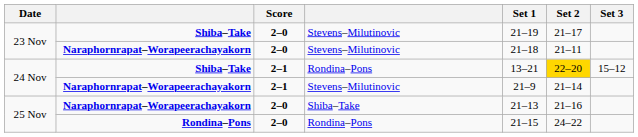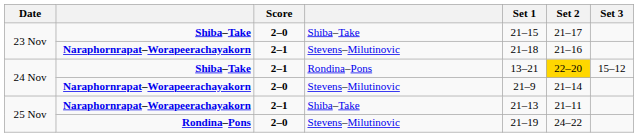(354, 32) Stevens–Milutinovic -> (334, 32) Shiba–Take
(524, 32) 21–19 -> (524, 32) 21–15
(279, 50) 2–0 -> (279, 50) 2–1
(568, 50) 21–11 -> (568, 50) 21–16
(279, 87) 2–1 -> (279, 87) 2–0
(279, 105) 2–0 -> (279, 105) 2–1
(568, 105) 21–16 -> (568, 105) 21–11
(340, 123) Rondina–Pons -> (354, 123) Stevens–Milutinovic
(524, 123) 21–15 -> (524, 123) 21–19
